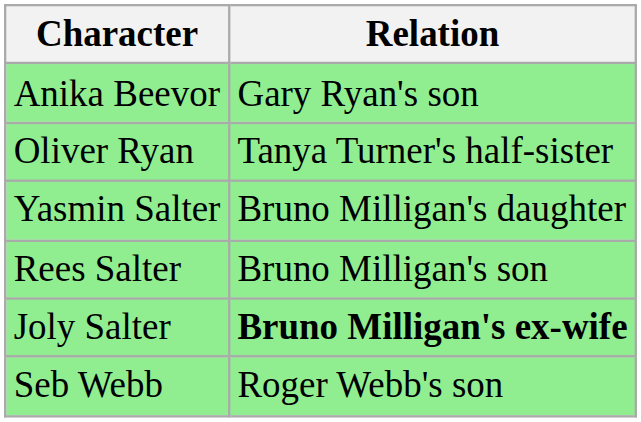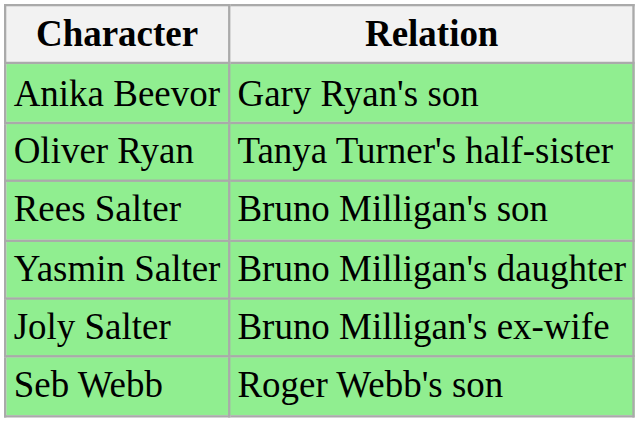rows swapped: (117, 209) <-> (97, 268)
(433, 326) bold -> (423, 326) normal
